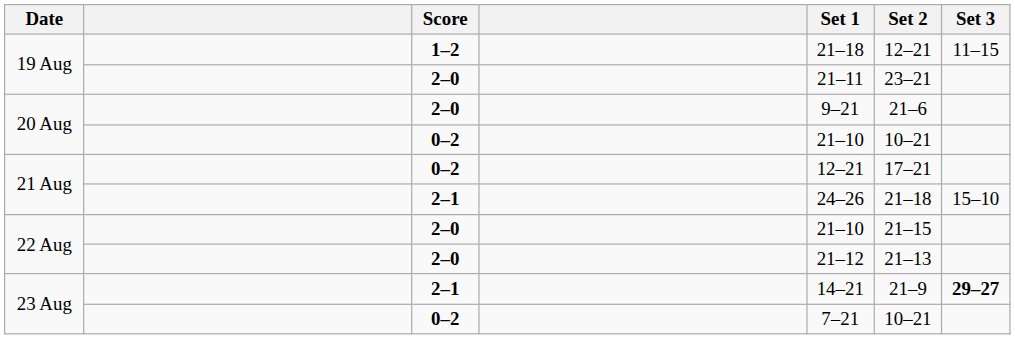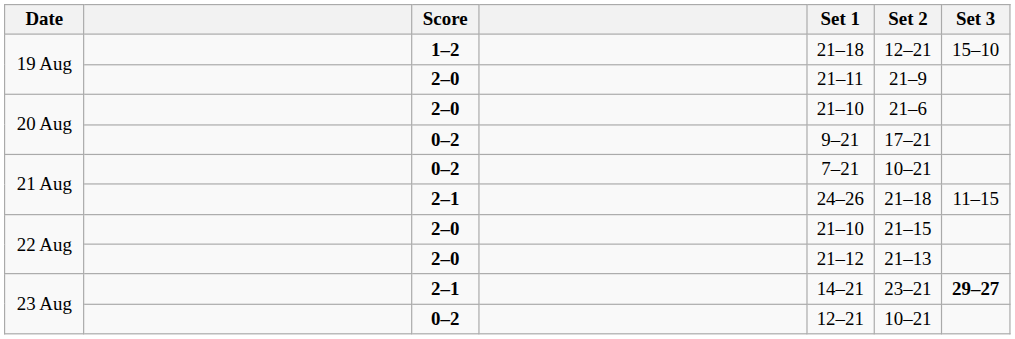(976, 49) 11–15 -> (976, 49) 15–10
(908, 79) 23–21 -> (908, 79) 21–9
(840, 109) 9–21 -> (840, 109) 21–10
(840, 139) 21–10 -> (840, 139) 9–21
(908, 139) 10–21 -> (908, 139) 17–21
(840, 169) 12–21 -> (840, 169) 7–21
(908, 169) 17–21 -> (908, 169) 10–21
(976, 199) 15–10 -> (976, 199) 11–15
(908, 288) 21–9 -> (908, 288) 23–21
(840, 318) 7–21 -> (840, 318) 12–21
